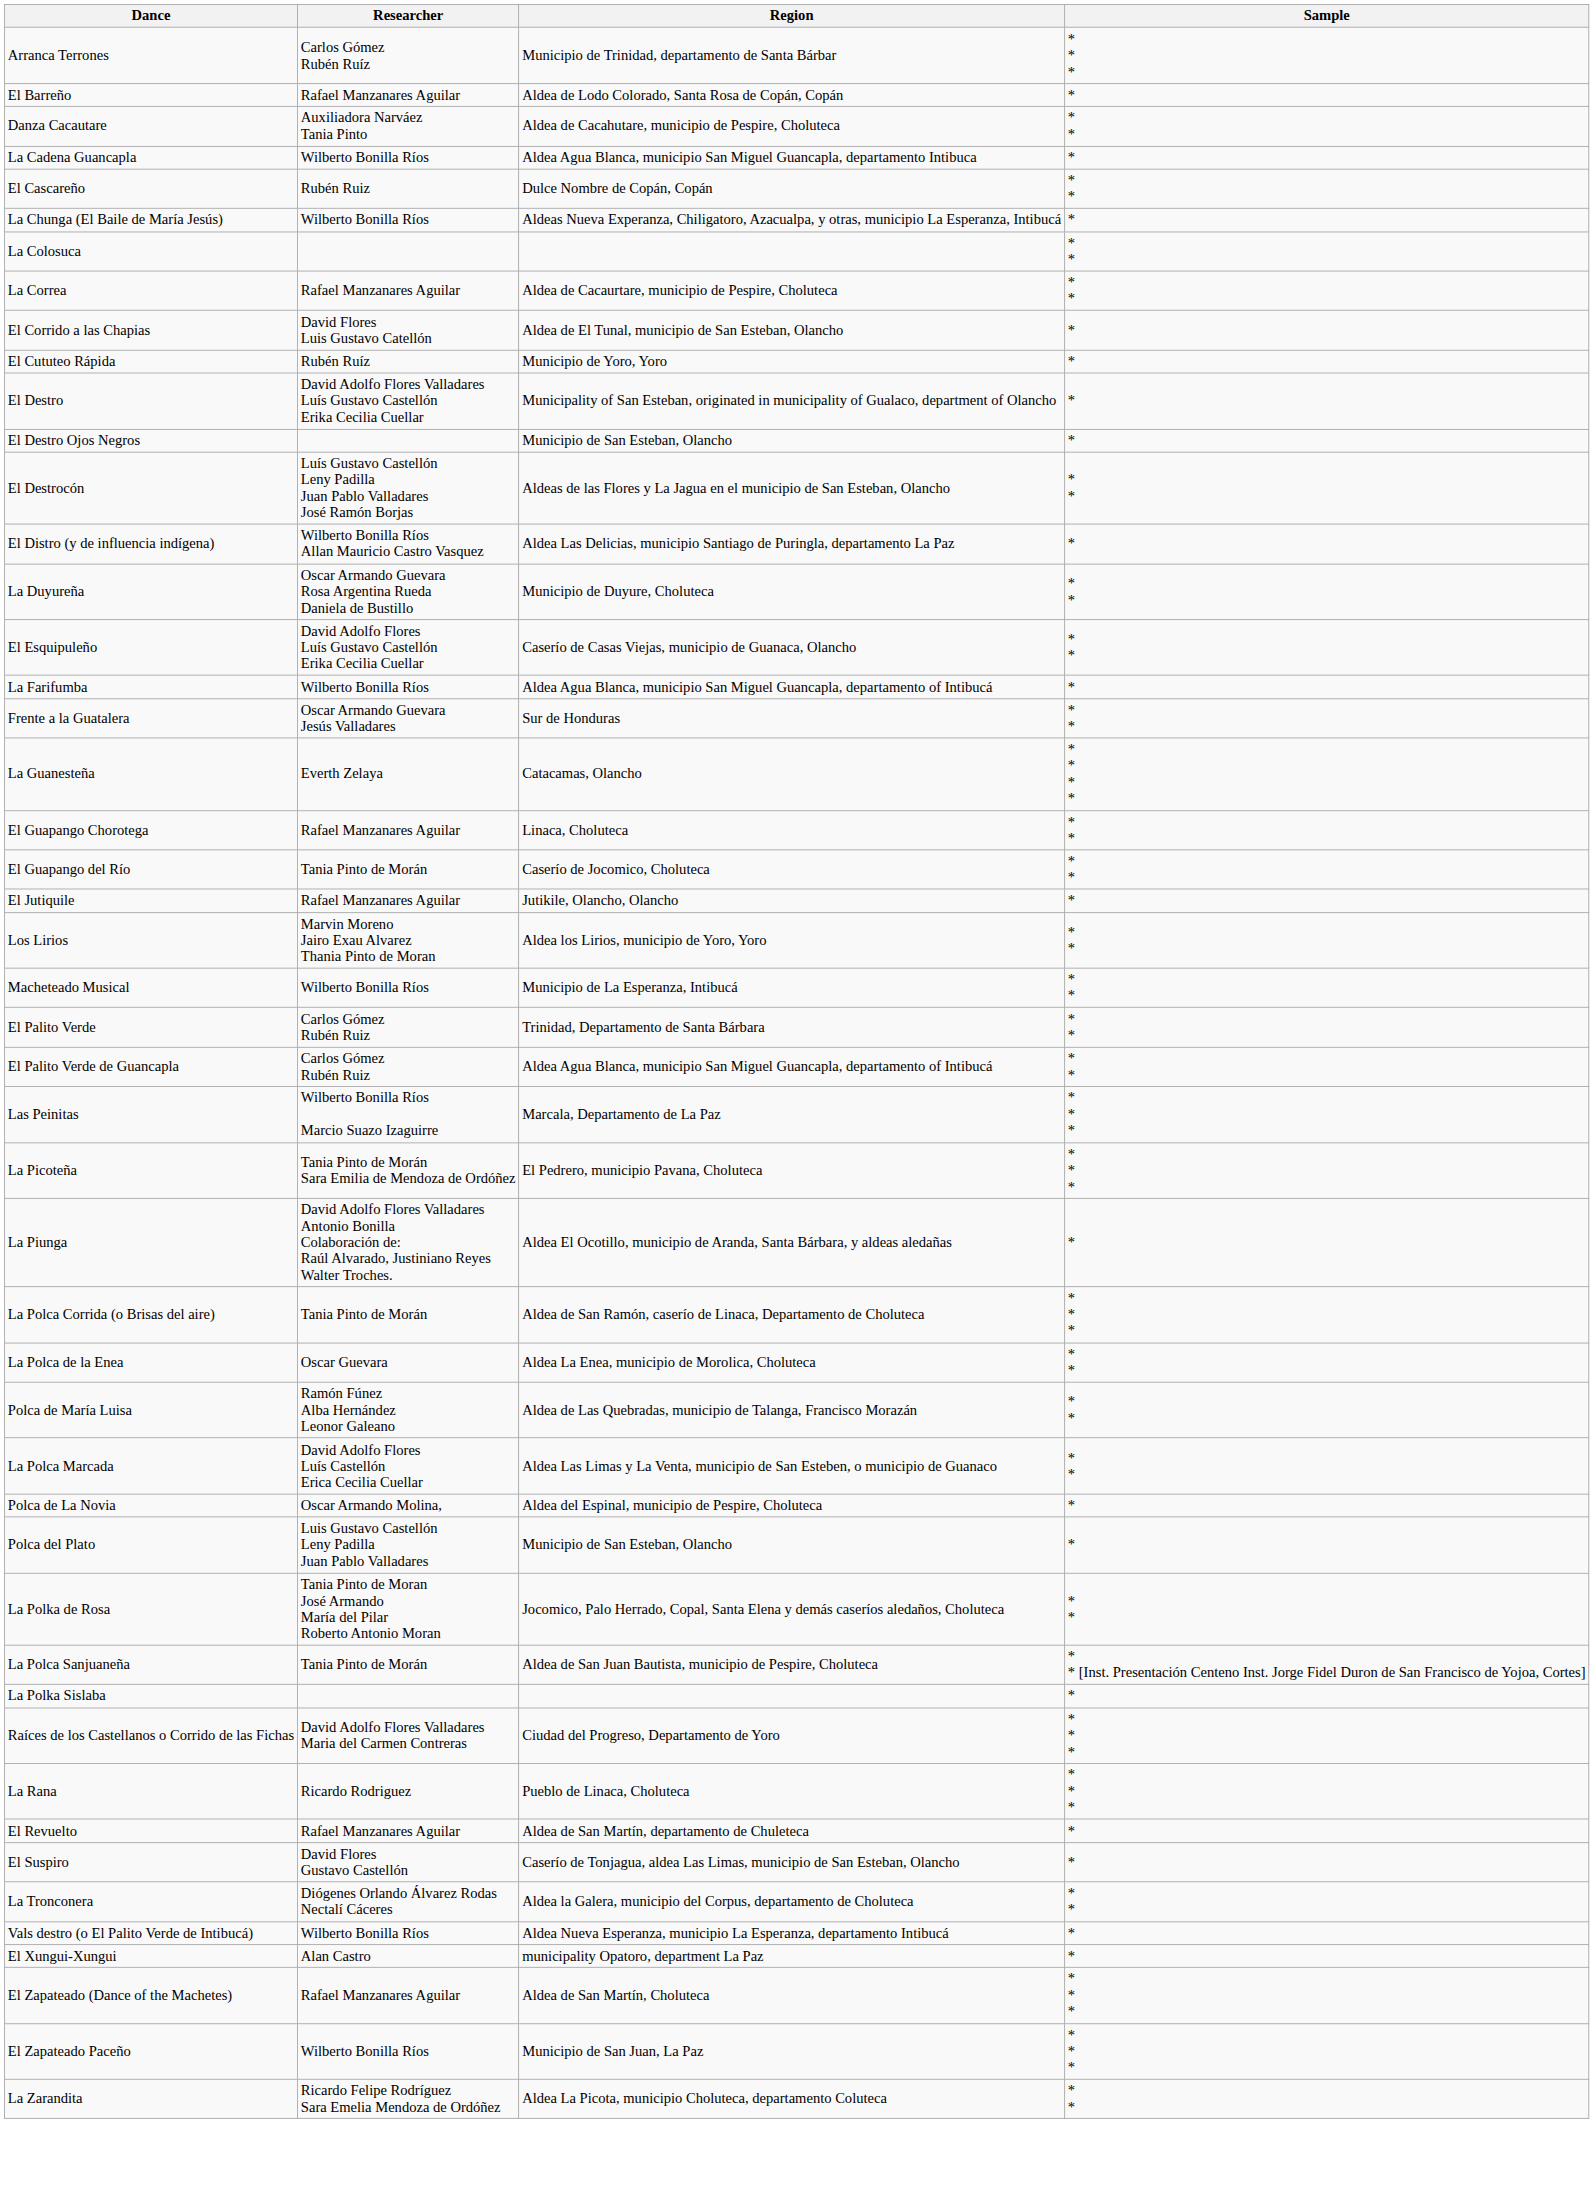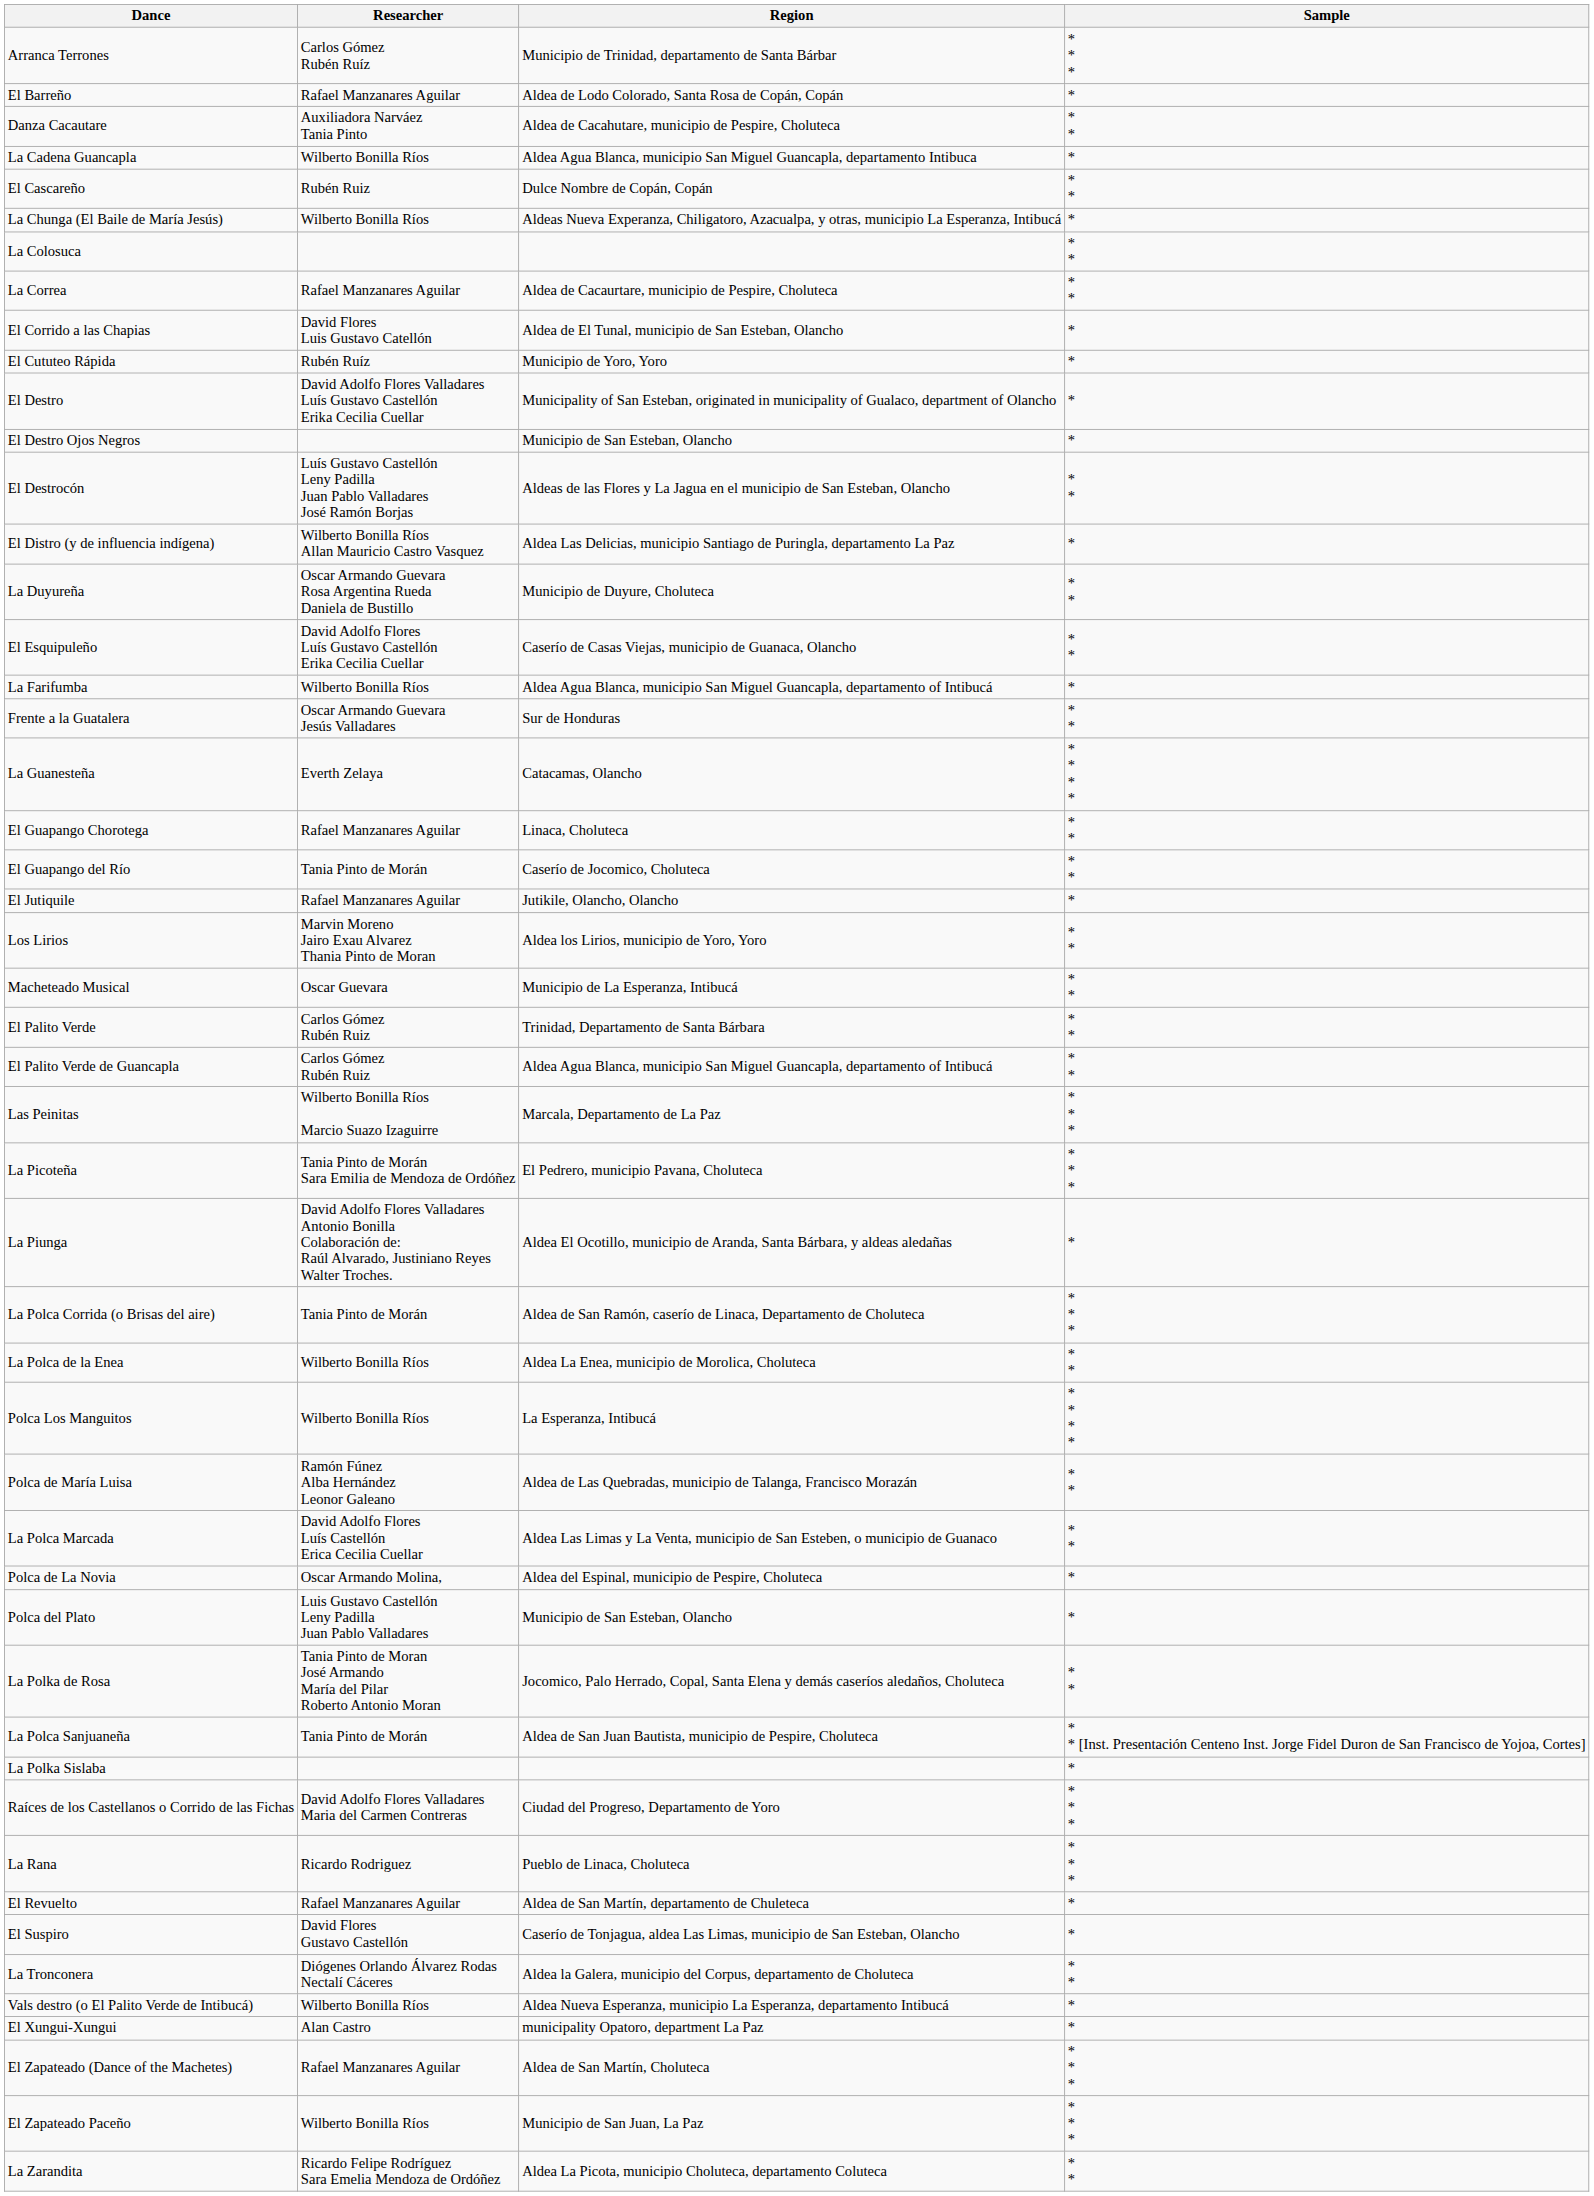(365, 987) Wilberto Bonilla Ríos -> (344, 987) Oscar Guevara
(344, 1362) Oscar Guevara -> (365, 1362) Wilberto Bonilla Ríos
+ row: (70, 1418)
